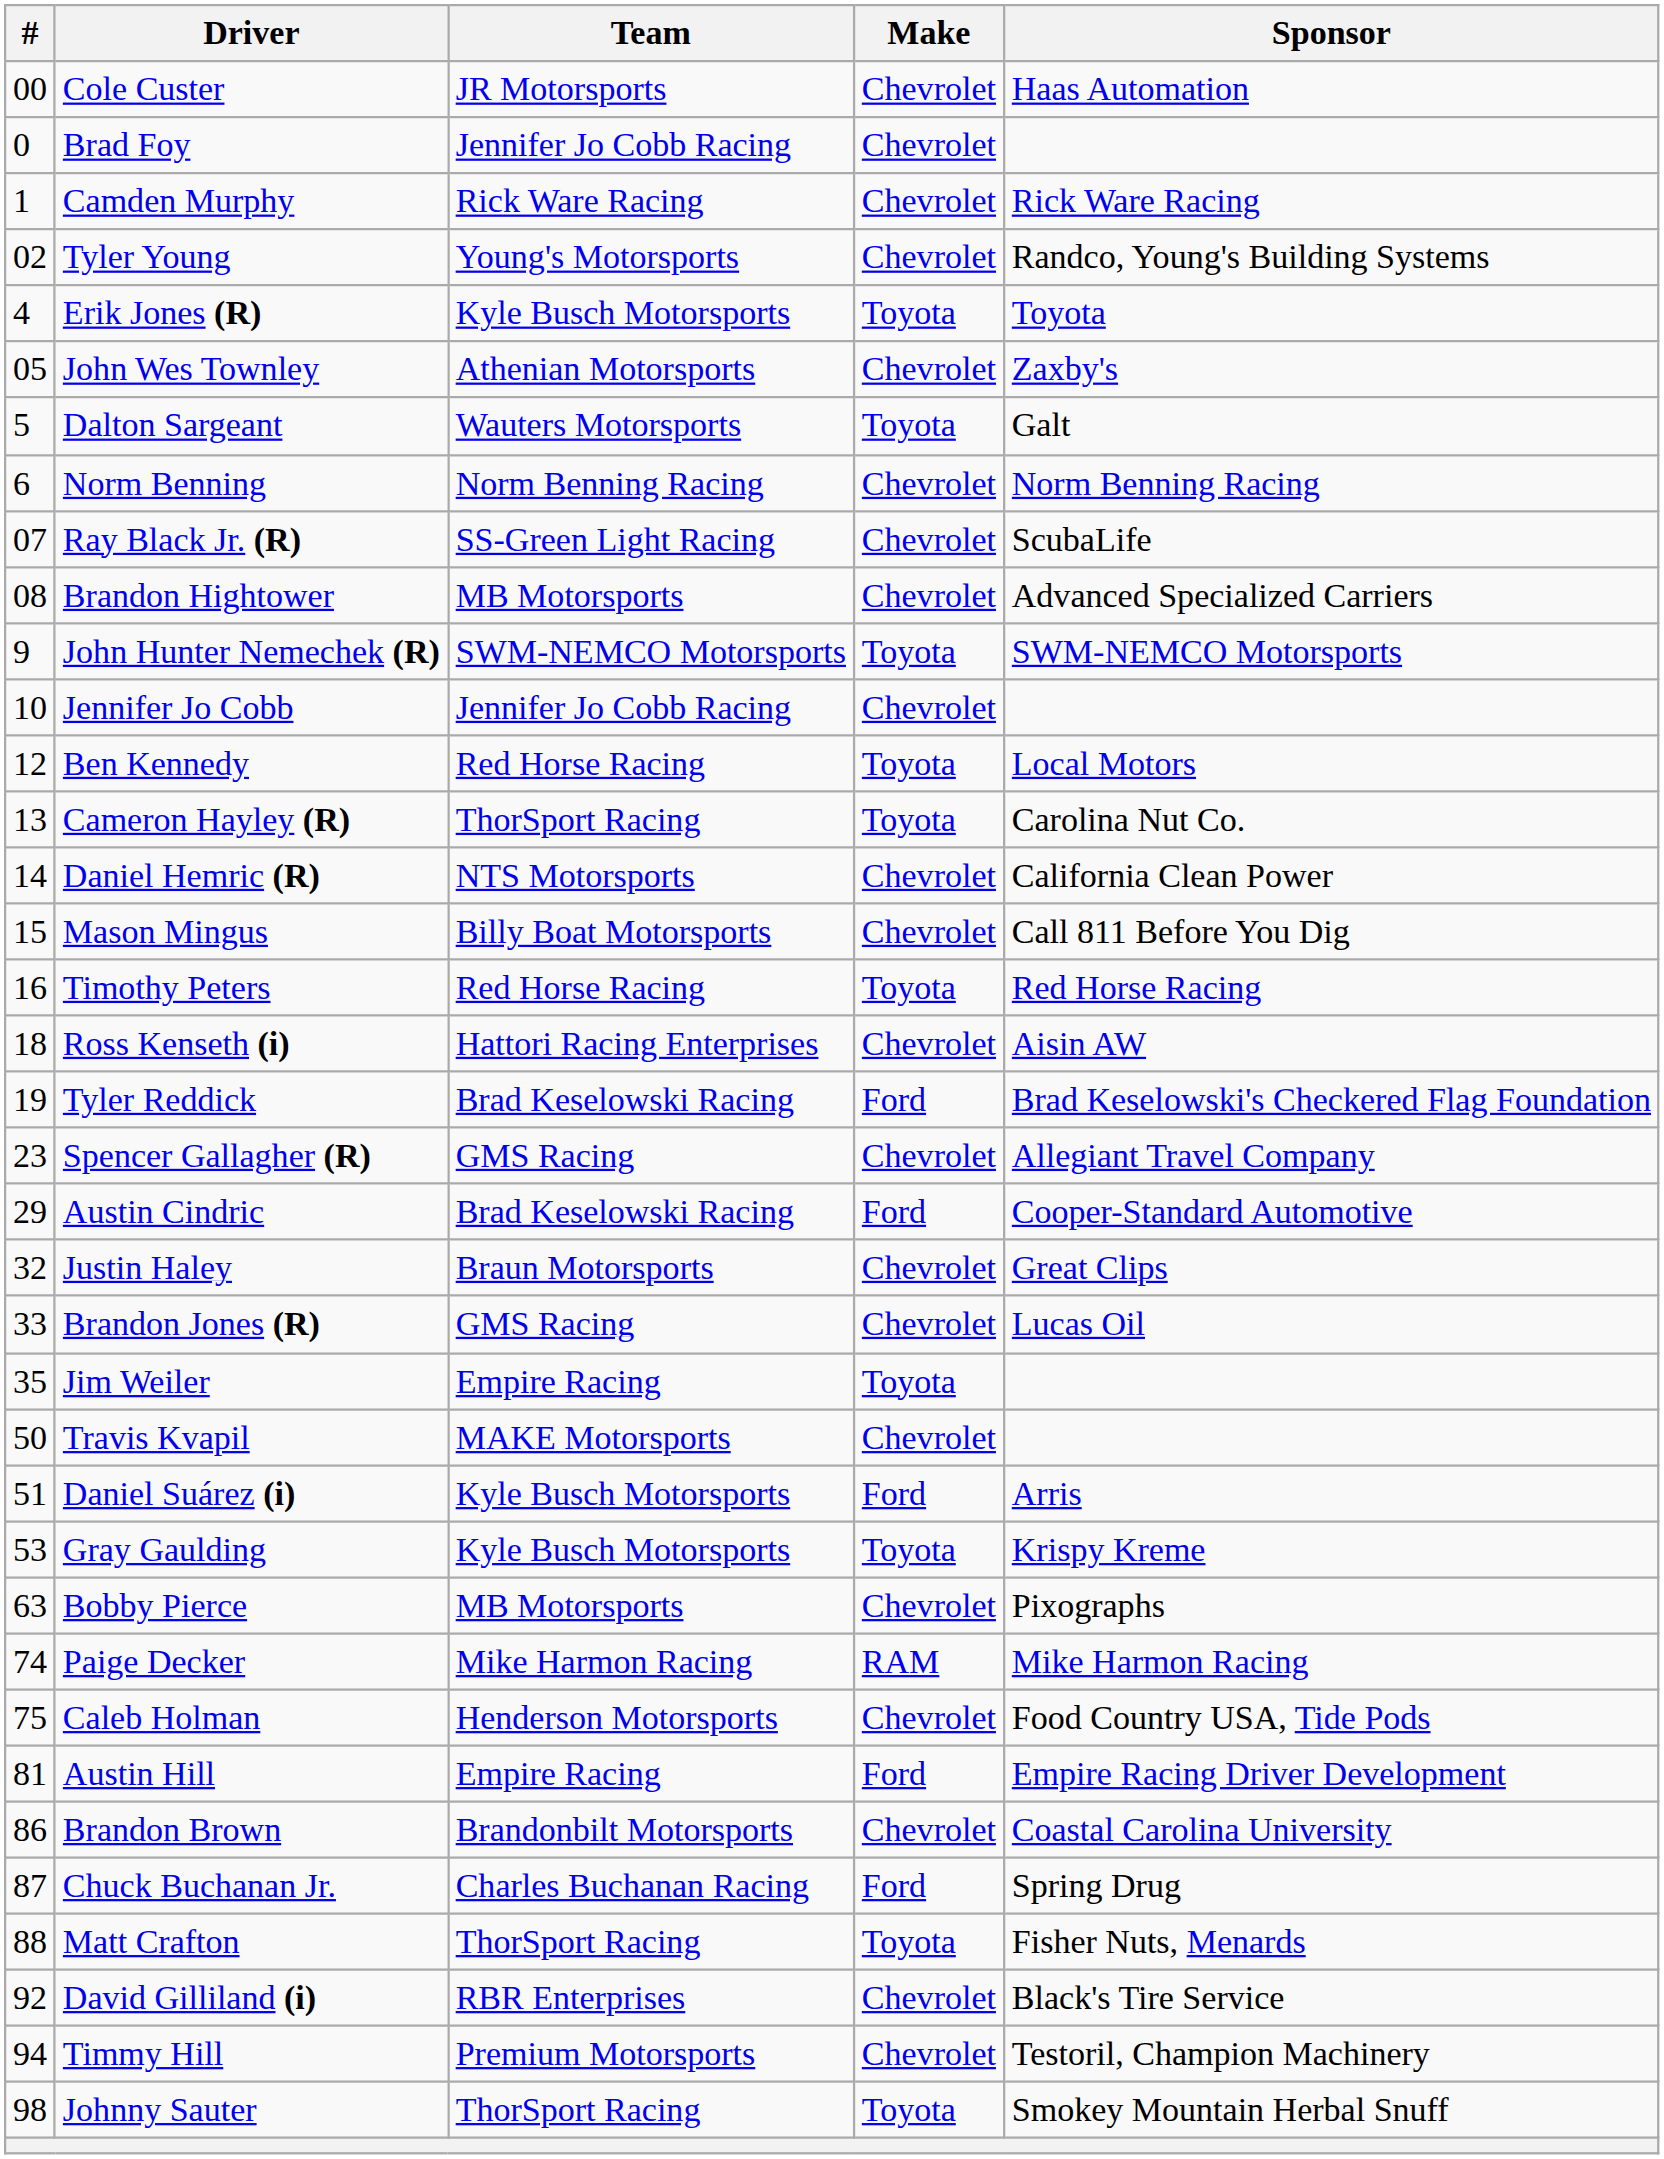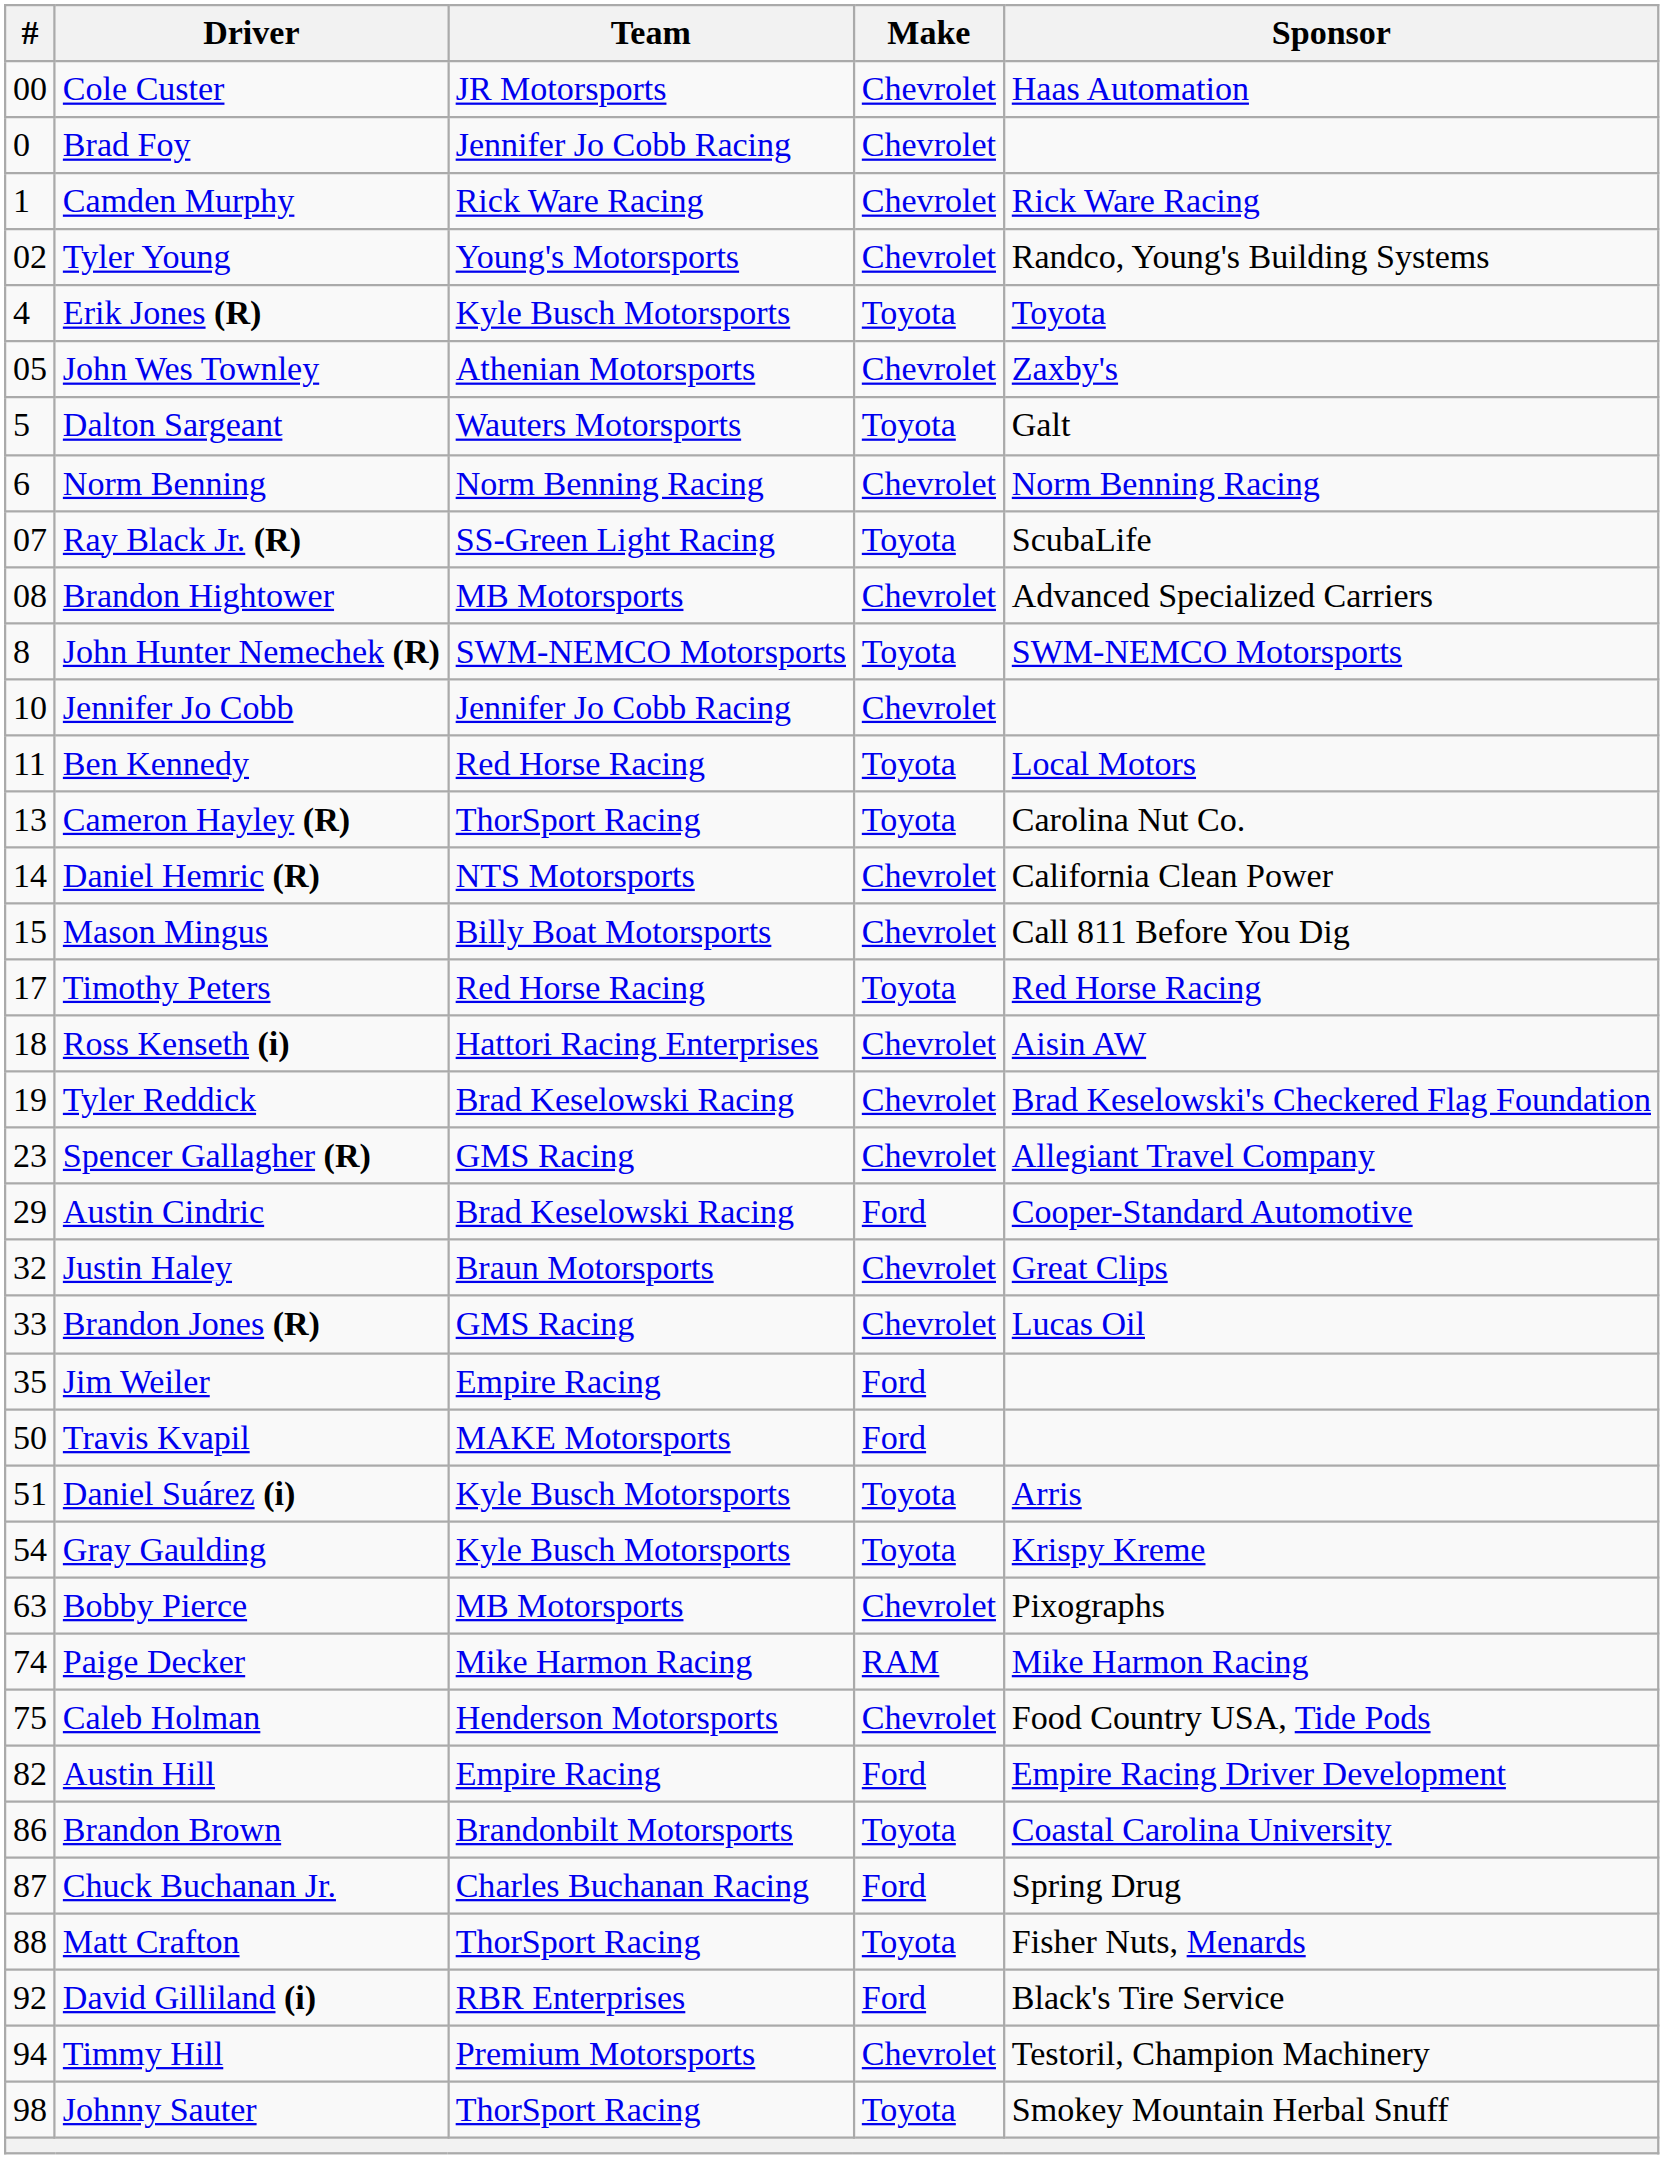(929, 538) Chevrolet -> (909, 538) Toyota
(22, 650) 9 -> (22, 650) 8
(30, 762) 12 -> (29, 762) 11
(30, 987) 16 -> (30, 987) 17
(894, 1099) Ford -> (929, 1099) Chevrolet
(909, 1380) Toyota -> (894, 1380) Ford
(929, 1436) Chevrolet -> (894, 1436) Ford
(894, 1492) Ford -> (909, 1492) Toyota
(30, 1548) 53 -> (30, 1548) 54
(30, 1773) 81 -> (30, 1773) 82
(929, 1829) Chevrolet -> (909, 1829) Toyota
(929, 1997) Chevrolet -> (894, 1997) Ford
